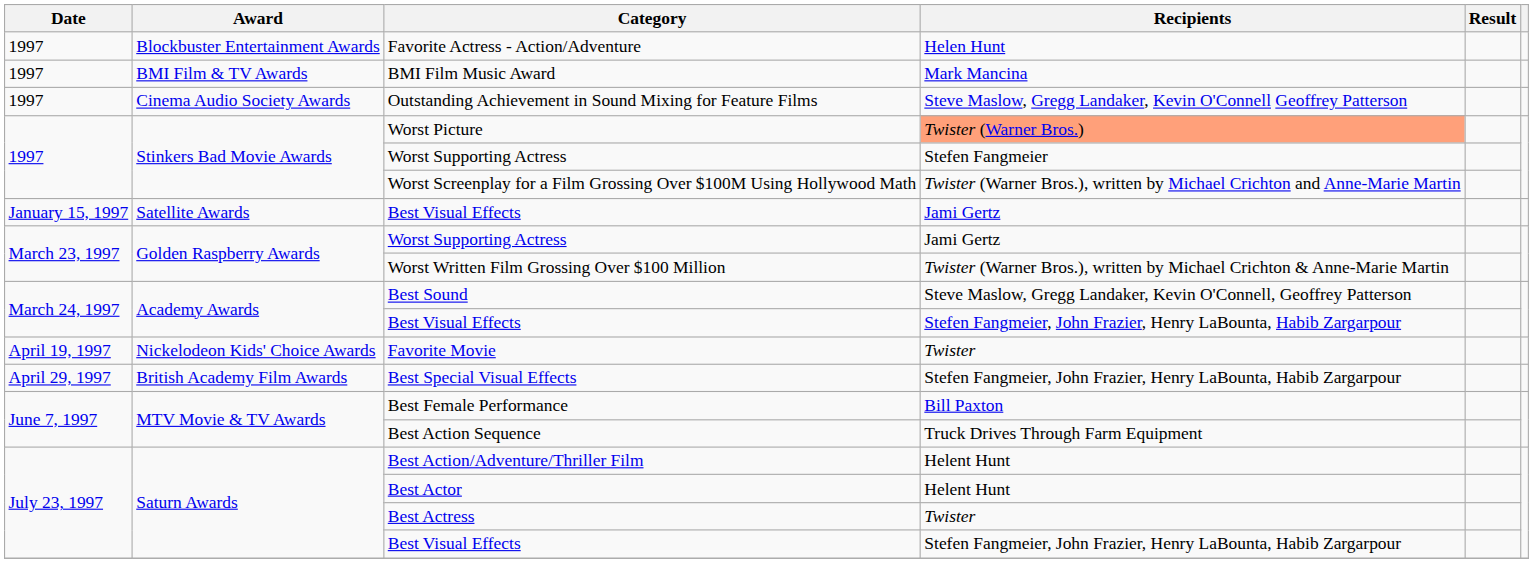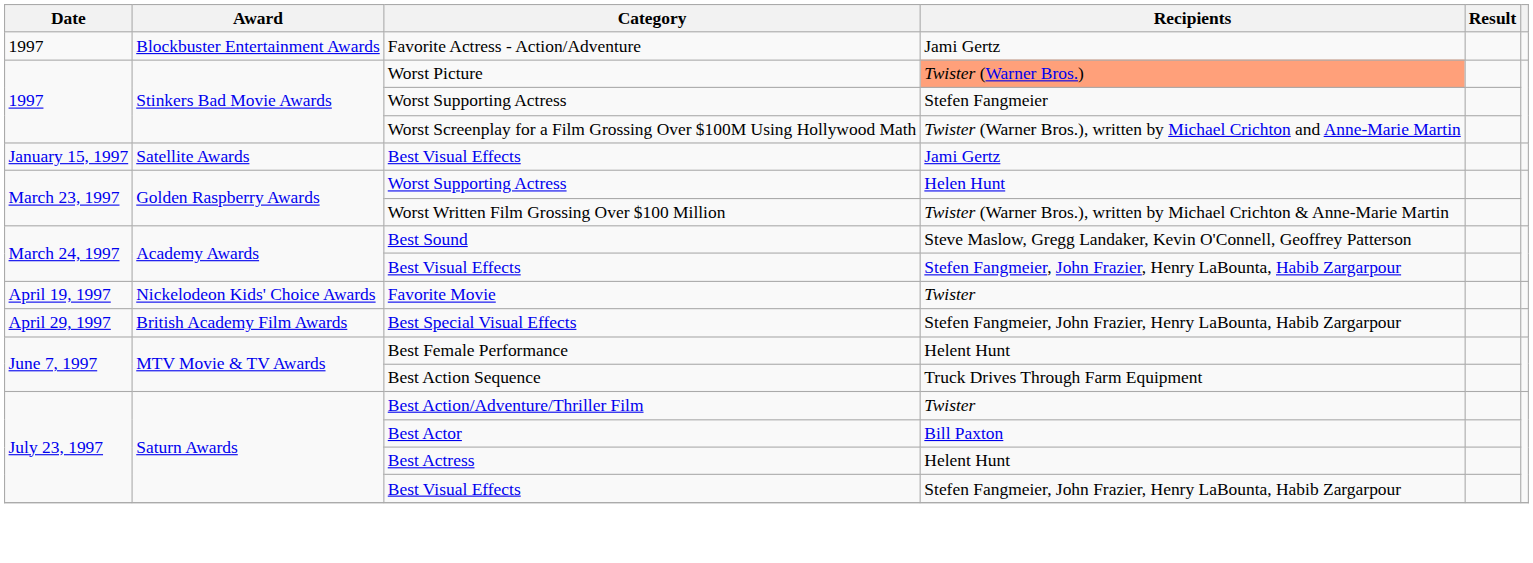(965, 45) Helen Hunt -> (962, 45) Jami Gertz
- row: (222, 73)
- row: (243, 101)
(962, 239) Jami Gertz -> (965, 184) Helen Hunt
(964, 405) Bill Paxton -> (967, 350) Helent Hunt
(967, 460) Helent Hunt -> (950, 405) Twister
(967, 488) Helent Hunt -> (964, 433) Bill Paxton
(950, 516) Twister -> (967, 460) Helent Hunt
